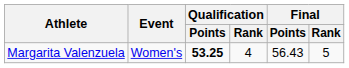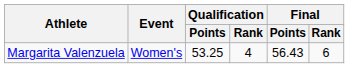(207, 53) bold -> (207, 53) normal
(326, 53) 5 -> (326, 53) 6
